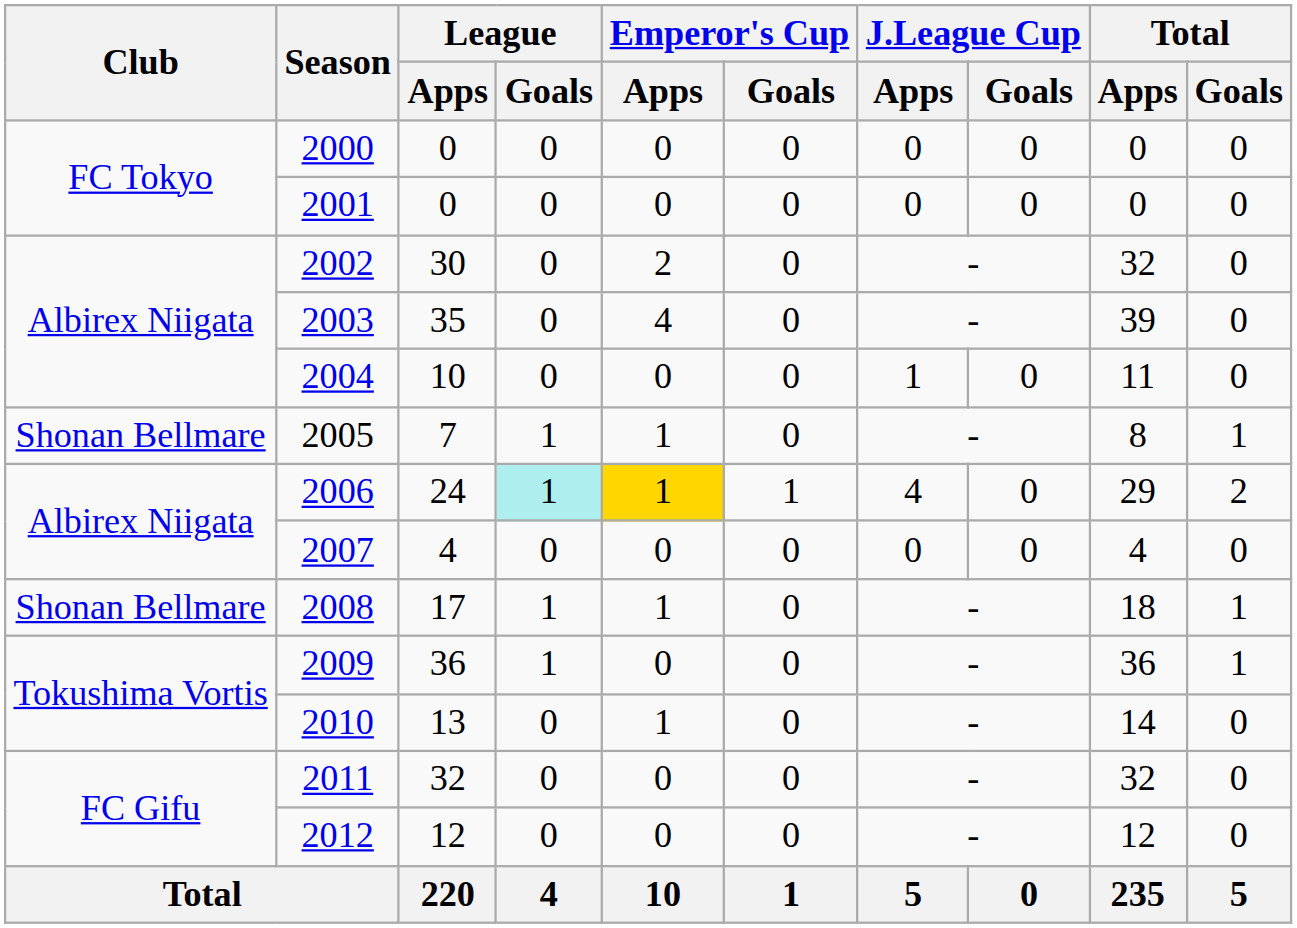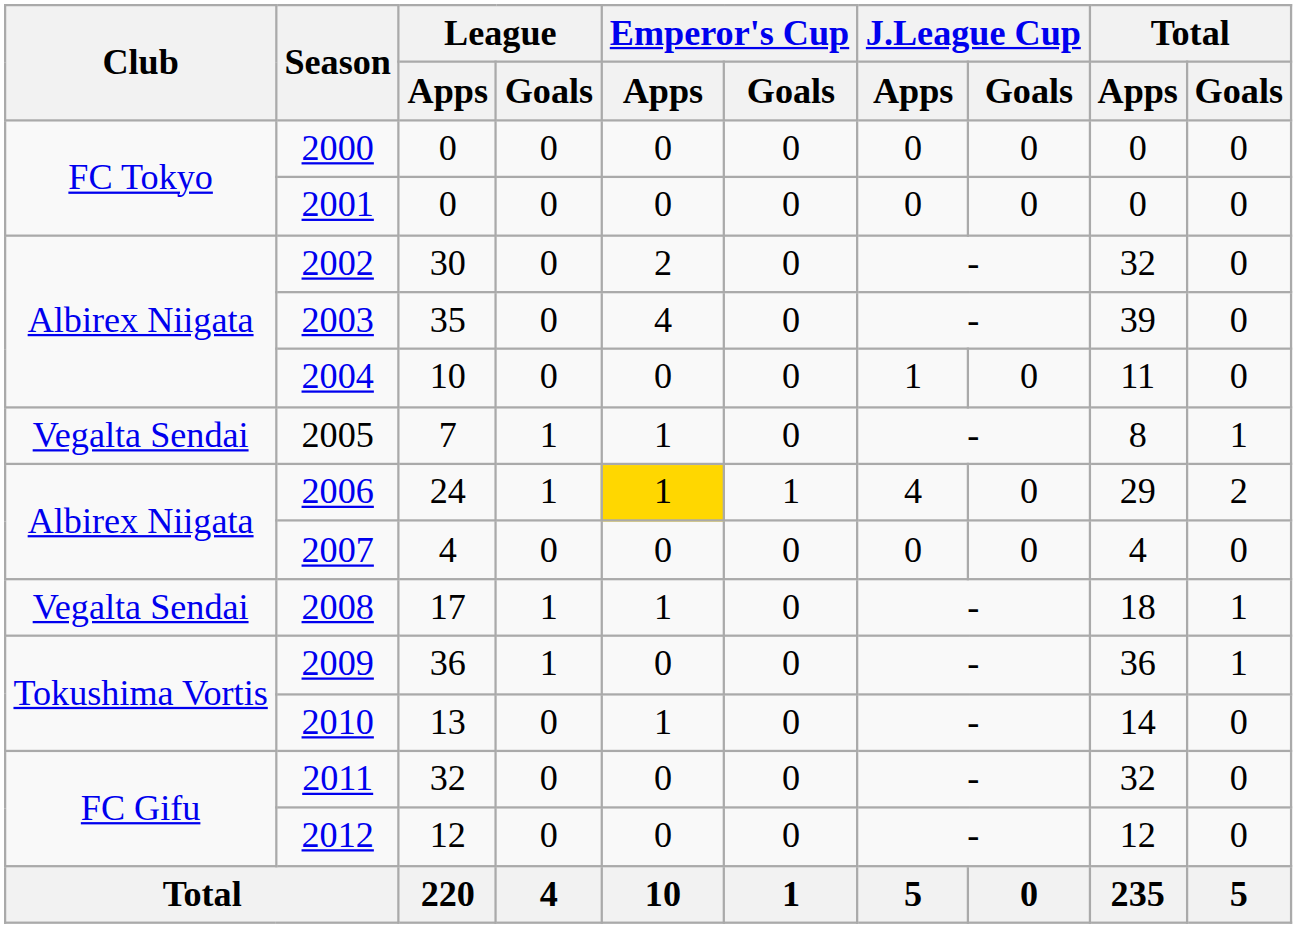(141, 434) Shonan Bellmare -> (141, 434) Vegalta Sendai
(549, 491) paleturquoise background -> (549, 491) no background
(141, 606) Shonan Bellmare -> (141, 606) Vegalta Sendai
